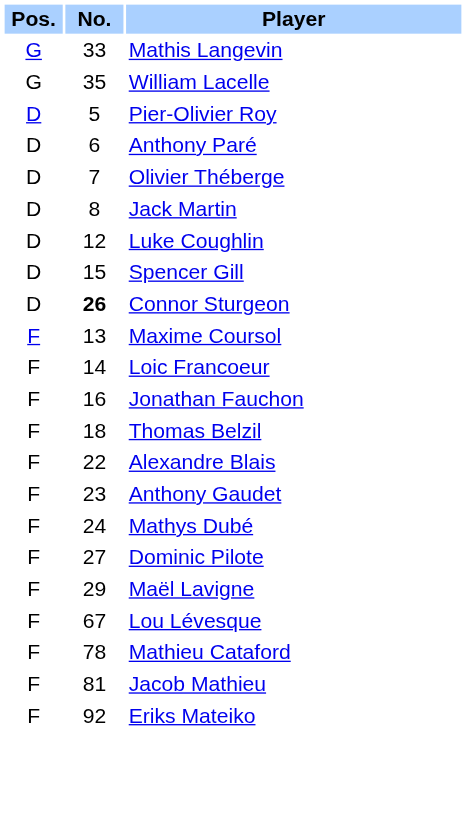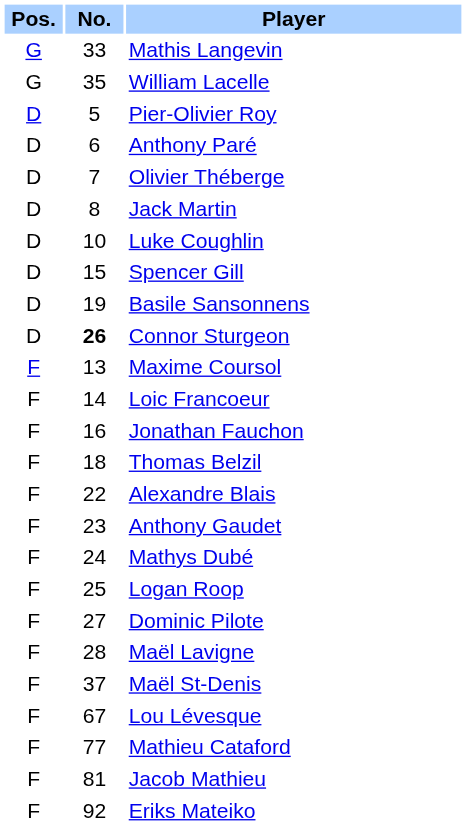(94, 240) 12 -> (94, 240) 10
+ row: (219, 304)
+ row: (186, 589)
(94, 589) 29 -> (94, 652) 28
+ row: (195, 684)
(94, 652) 78 -> (94, 747) 77
